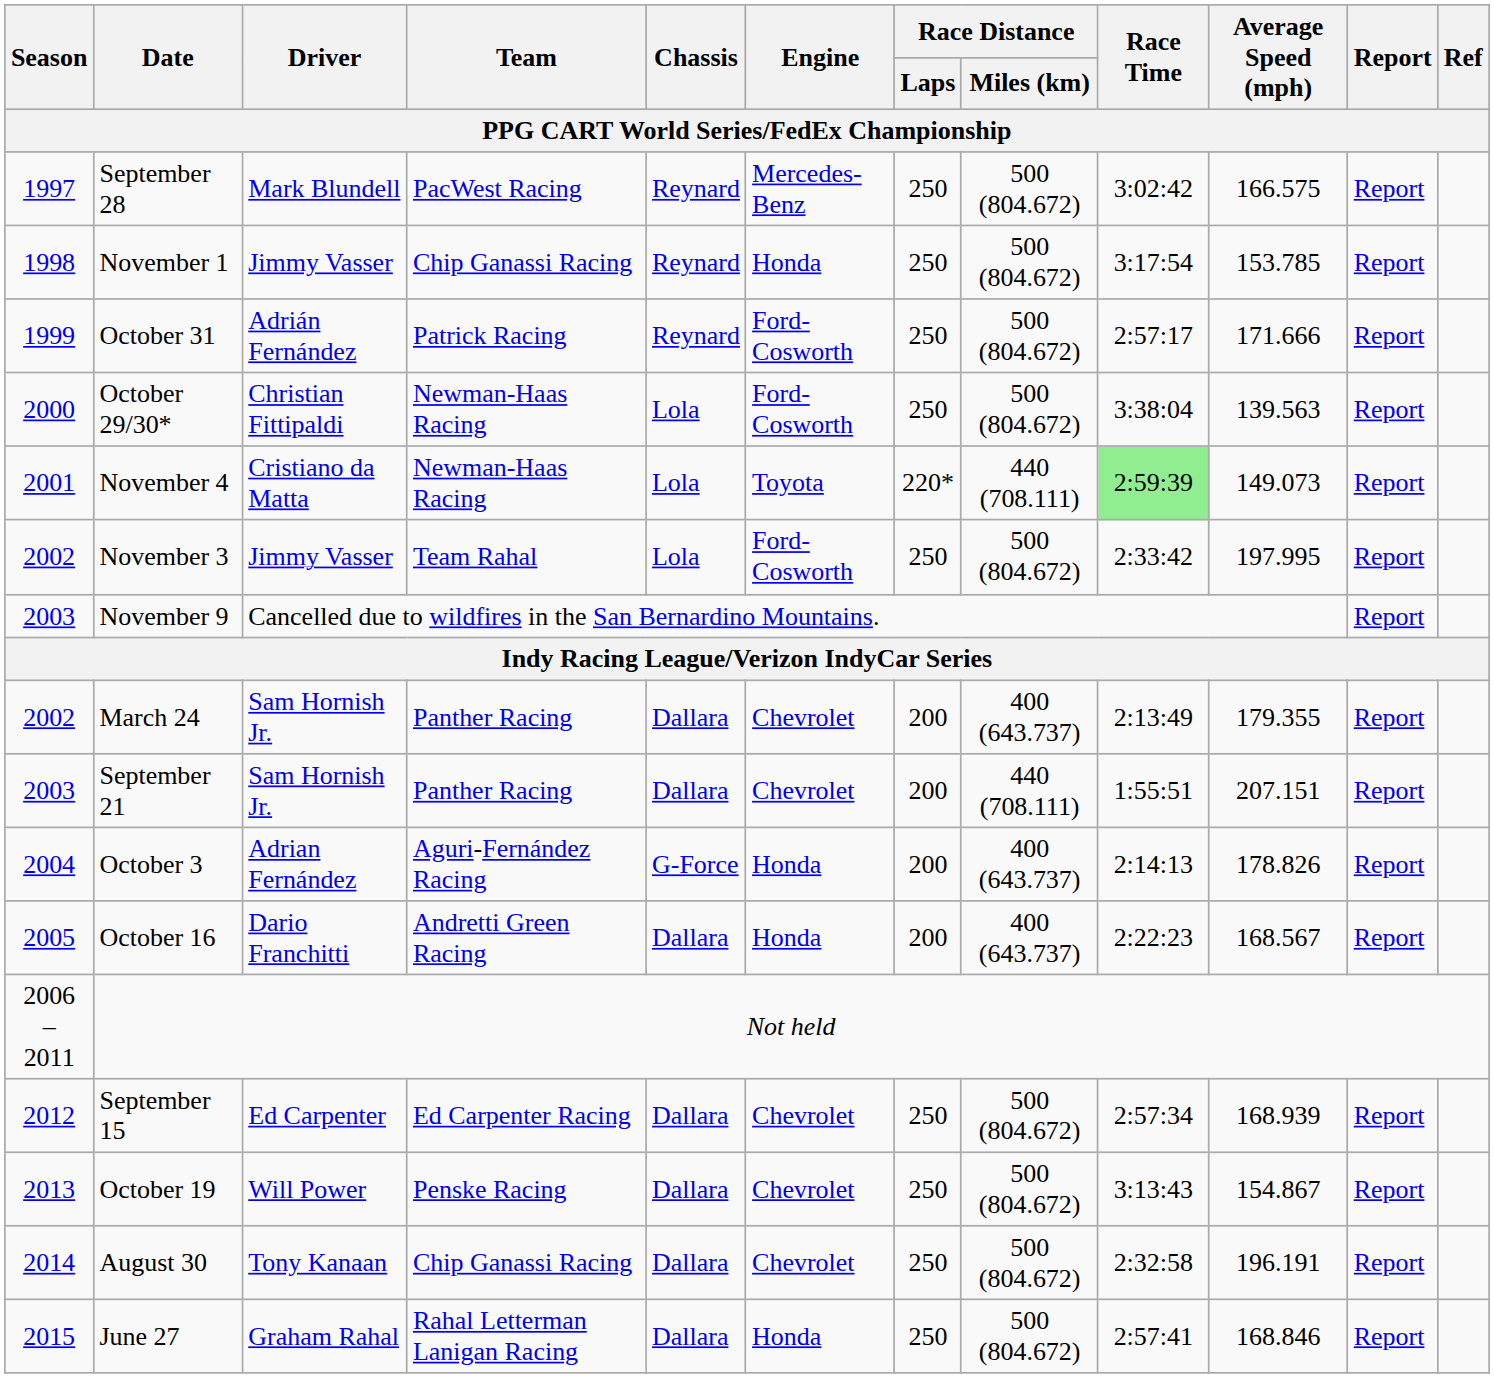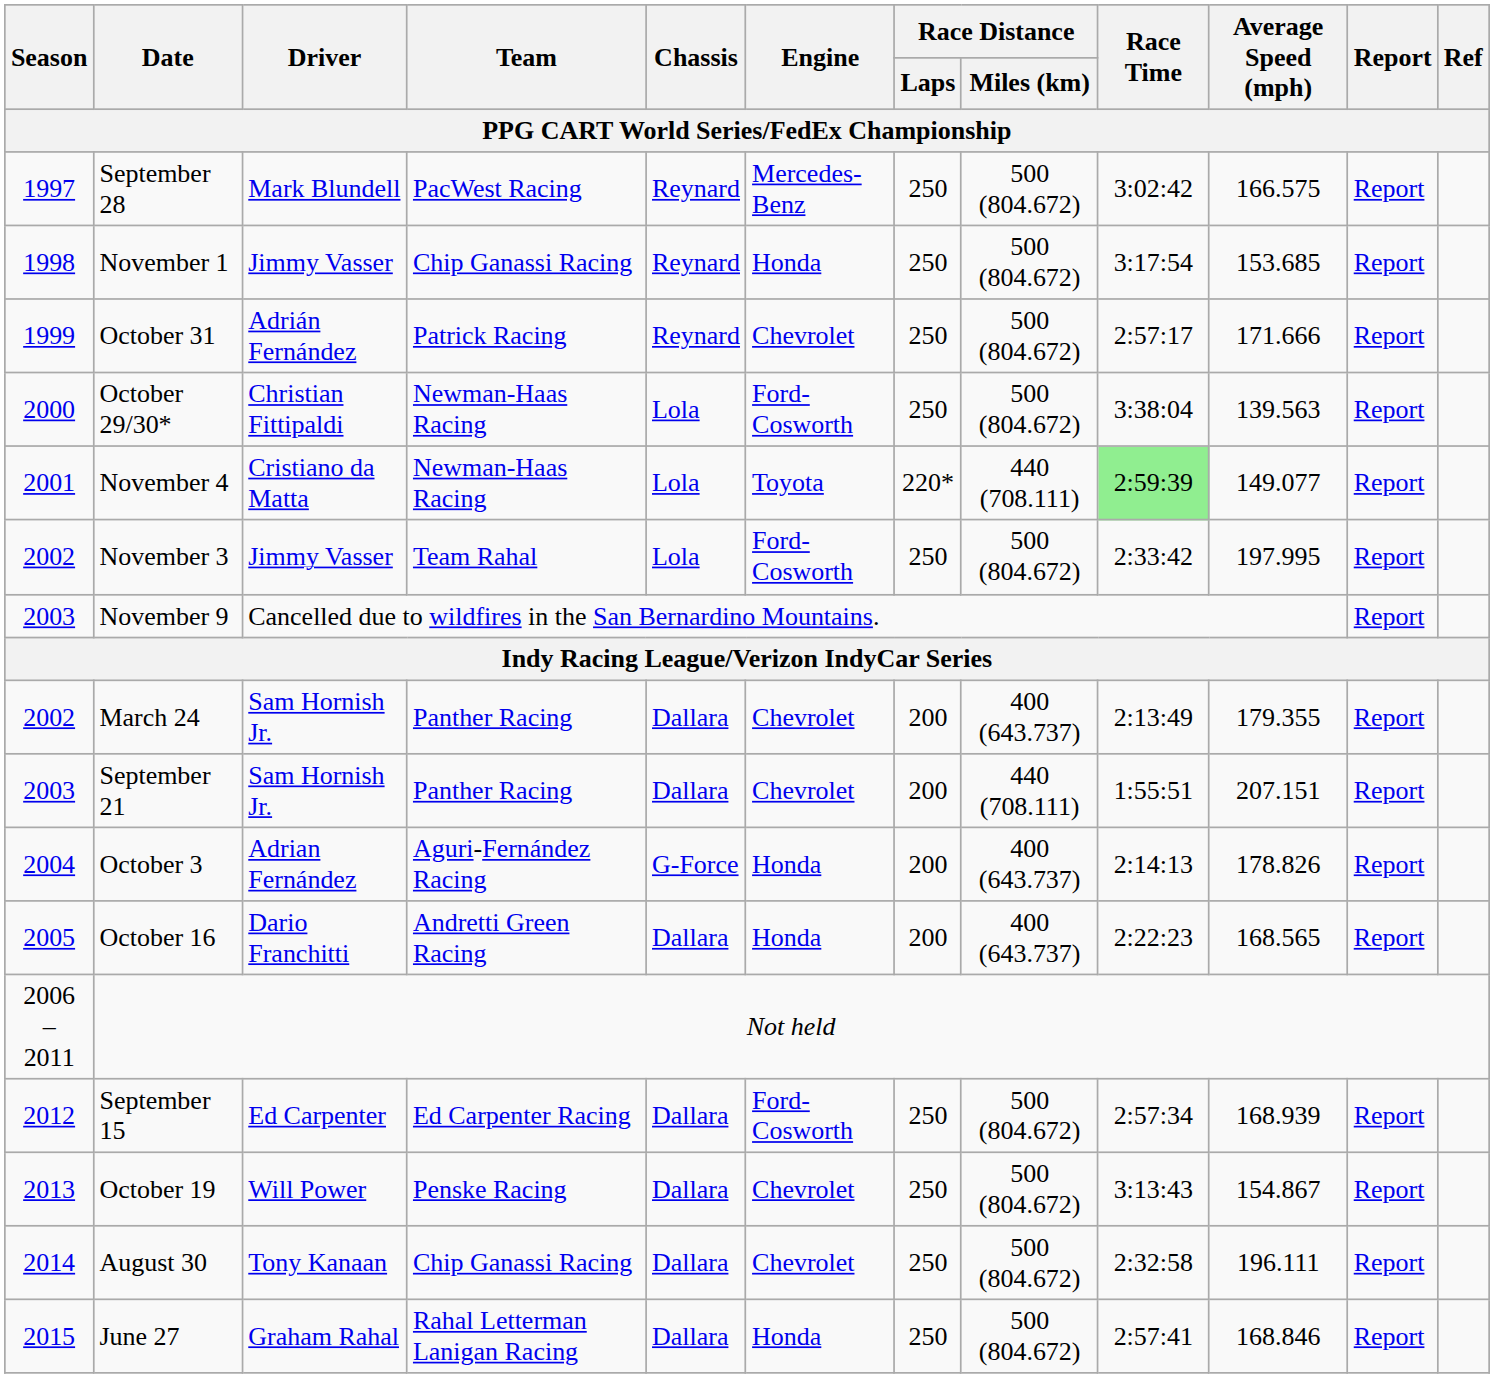(1278, 262) 153.785 -> (1278, 262) 153.685
(803, 336) Ford-Cosworth -> (803, 336) Chevrolet
(1278, 483) 149.073 -> (1278, 483) 149.077
(1278, 937) 168.567 -> (1278, 937) 168.565
(803, 1115) Chevrolet -> (803, 1115) Ford-Cosworth
(1278, 1262) 196.191 -> (1278, 1262) 196.111
